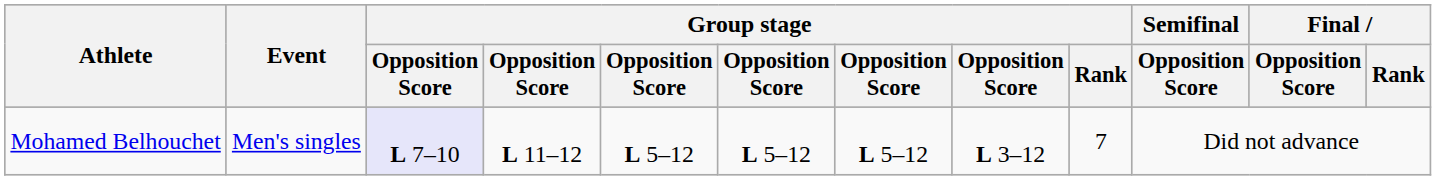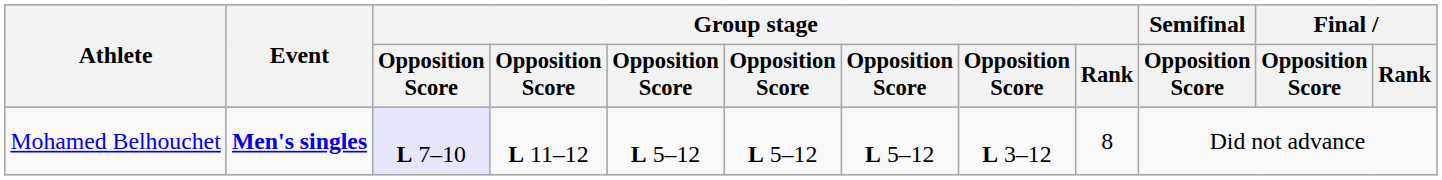(296, 141) normal -> (300, 141) bold
(1101, 141) 7 -> (1107, 141) 8
